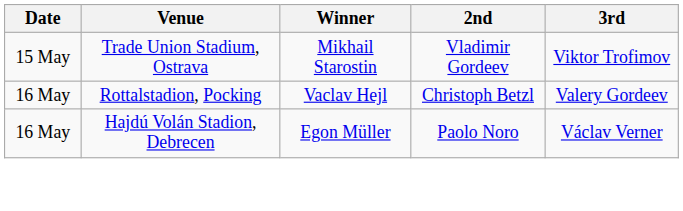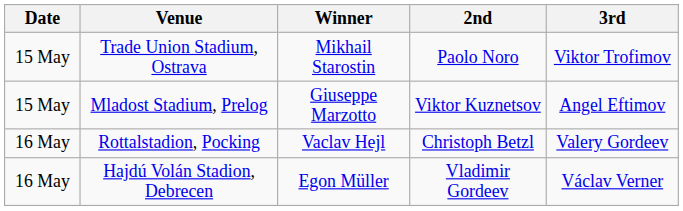(478, 56) Vladimir Gordeev -> (478, 56) Paolo Noro
+ row: (179, 104)
(478, 133) Paolo Noro -> (478, 181) Vladimir Gordeev
